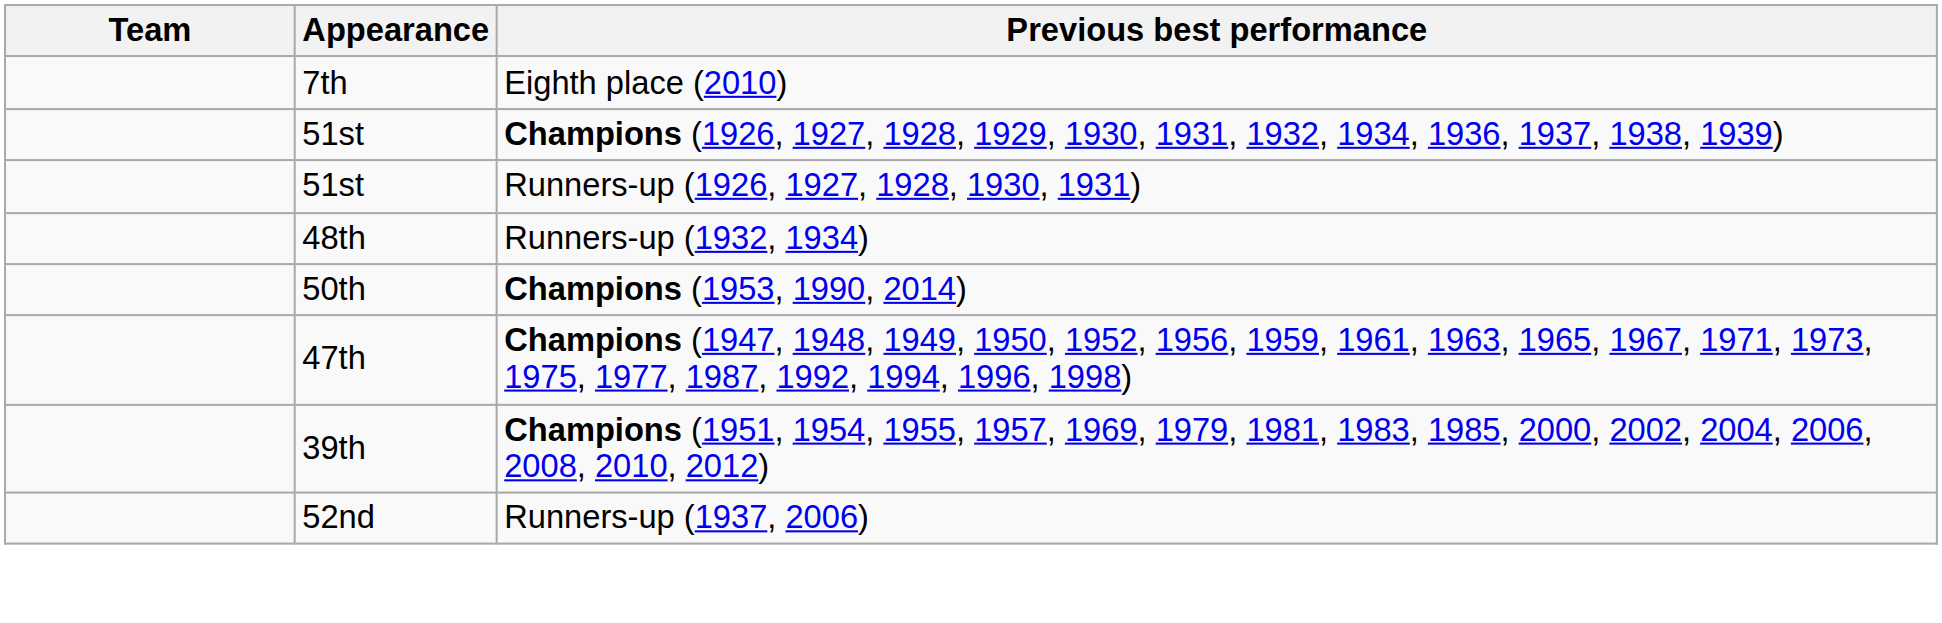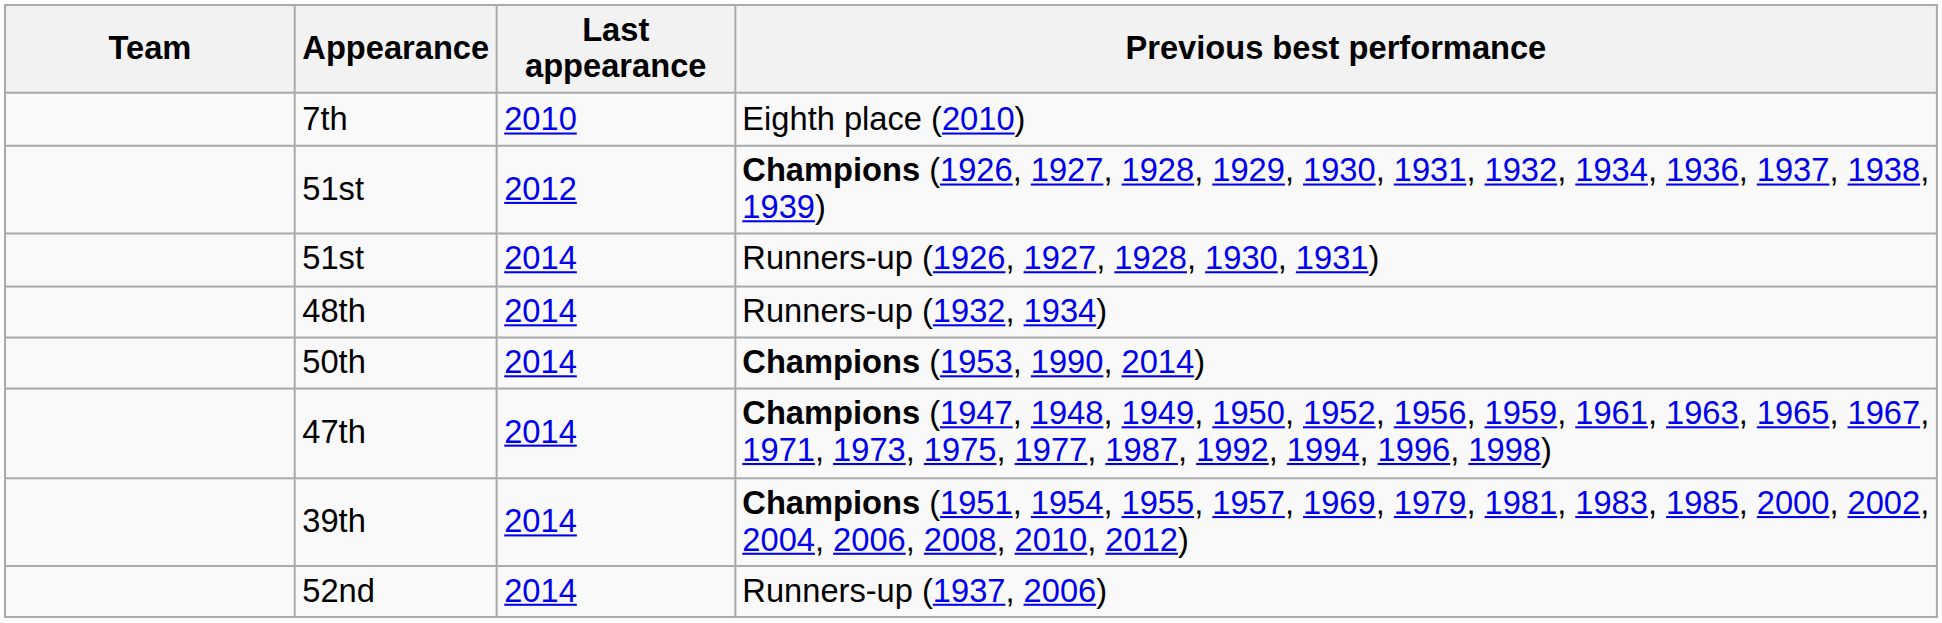+ column: (616, 48)
